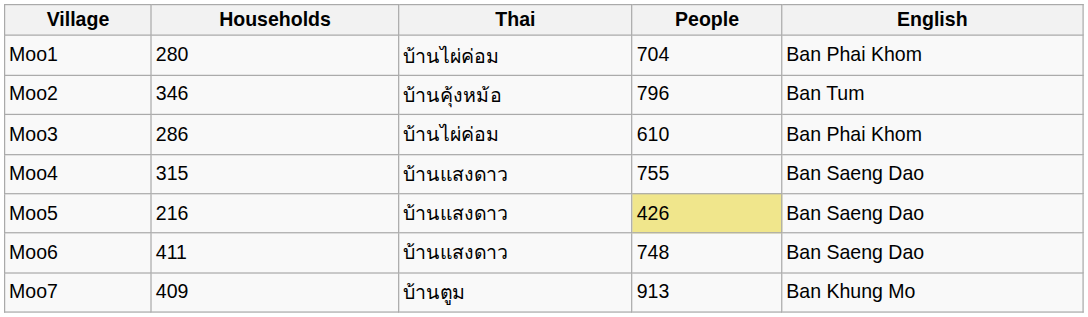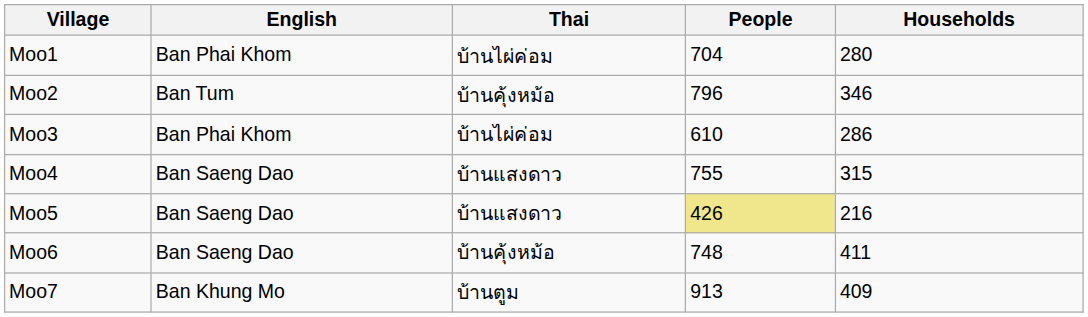columns swapped: (932, 19) <-> (275, 19)
(456, 253) บ้านแสงดาว -> (506, 253) บ้านคุ้งหม้อ
